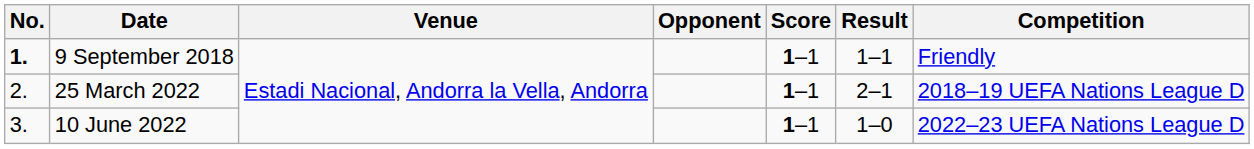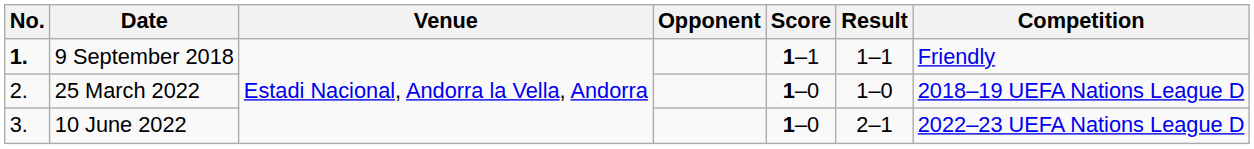(801, 90) 1–1 -> (801, 90) 1–0
(874, 90) 2–1 -> (874, 90) 1–0
(801, 125) 1–1 -> (801, 125) 1–0
(874, 125) 1–0 -> (874, 125) 2–1
